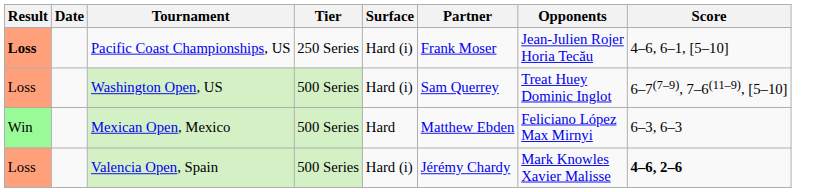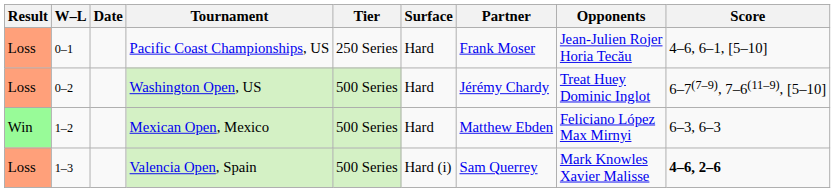+ column: (71, 16)
(22, 47) bold -> (22, 47) normal
(389, 47) Hard (i) -> (419, 47) Hard
(389, 87) Hard (i) -> (419, 87) Hard
(460, 87) Sam Querrey -> (504, 87) Jérémy Chardy
(466, 167) Jérémy Chardy -> (499, 167) Sam Querrey
